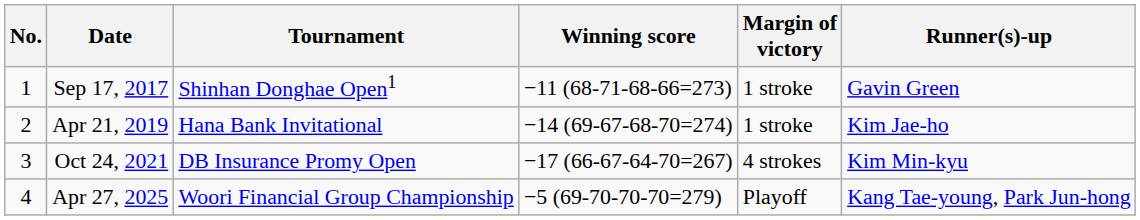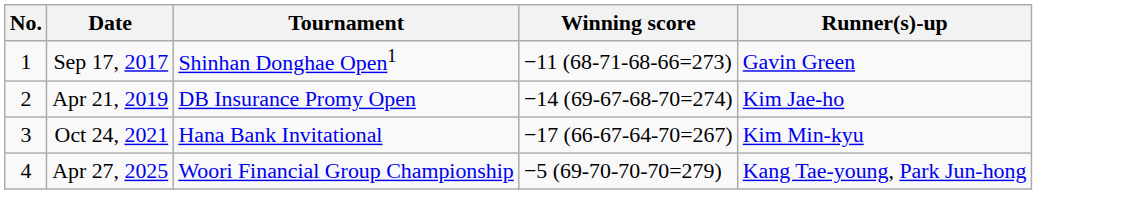- column: (790, 35)
(280, 125) Hana Bank Invitational -> (297, 99) DB Insurance Promy Open
(297, 161) DB Insurance Promy Open -> (280, 135) Hana Bank Invitational
